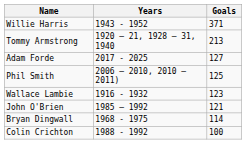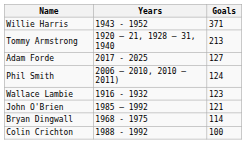(216, 76) 125 -> (216, 76) 124
